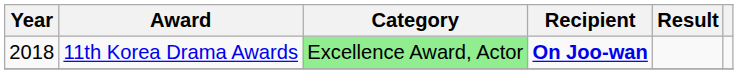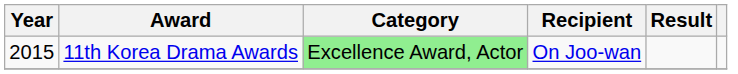(32, 52) 2018 -> (32, 52) 2015
(590, 52) bold -> (587, 52) normal
